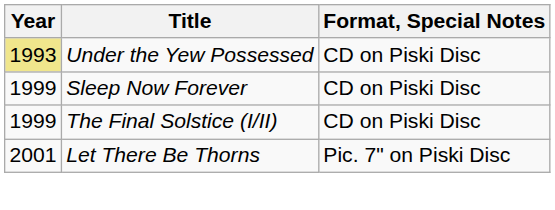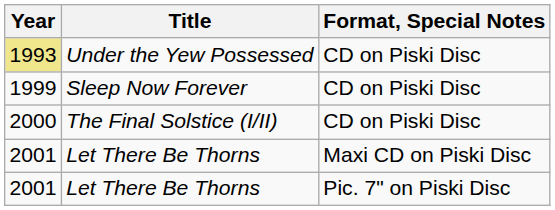(33, 121) 1999 -> (33, 121) 2000
+ row: (163, 155)
